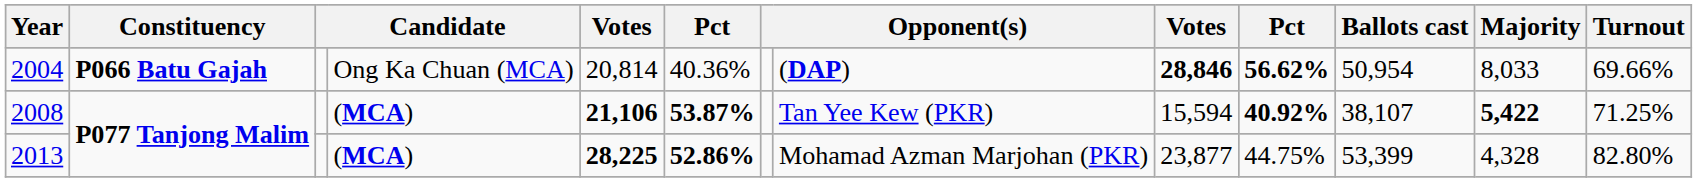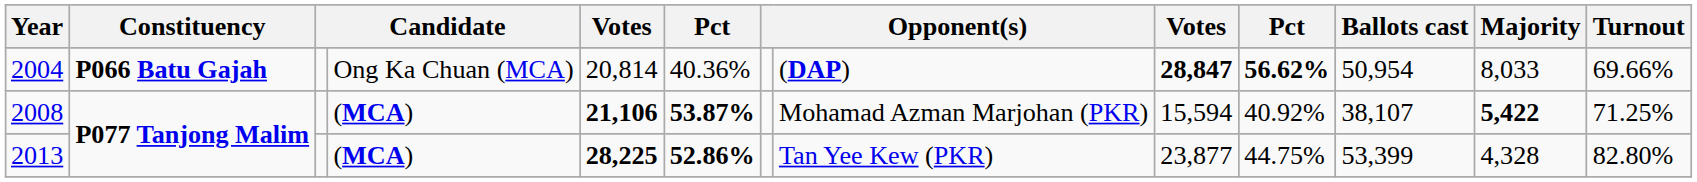(1196, 69) 28,846 -> (1196, 69) 28,847
(886, 112) Tan Yee Kew (PKR) -> (964, 112) Mohamad Azman Marjohan (PKR)
(1287, 112) bold -> (1285, 112) normal
(964, 155) Mohamad Azman Marjohan (PKR) -> (886, 155) Tan Yee Kew (PKR)
